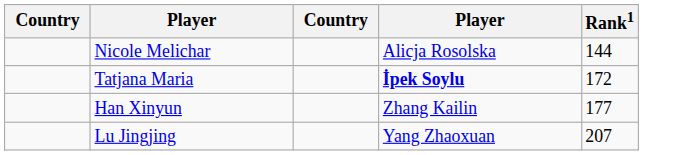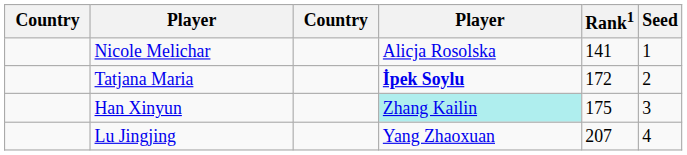+ column: (660, 20)
(599, 51) 144 -> (599, 51) 141
(430, 107) no background -> (430, 107) paleturquoise background
(599, 107) 177 -> (599, 107) 175
